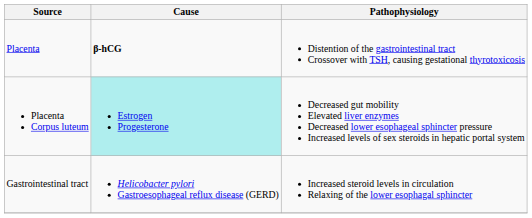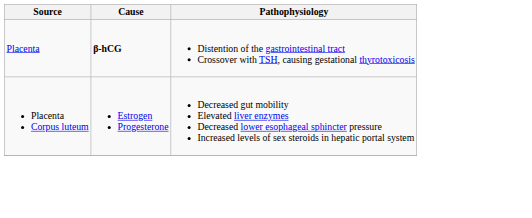(186, 122) paleturquoise background -> (131, 122) no background
- row: (47, 184)
